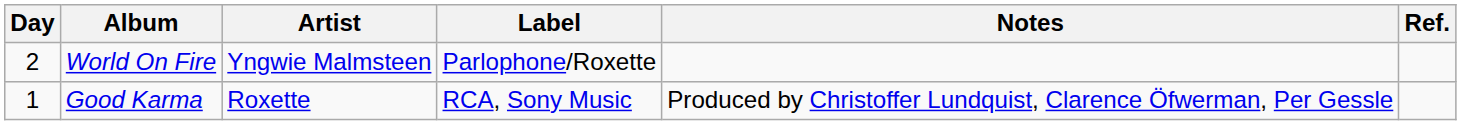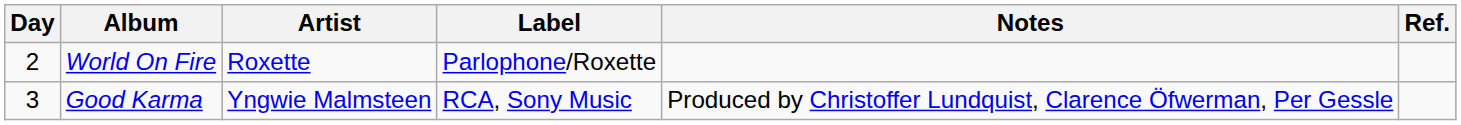(329, 61) Yngwie Malmsteen -> (269, 61) Roxette
(32, 100) 1 -> (32, 100) 3
(269, 100) Roxette -> (329, 100) Yngwie Malmsteen
